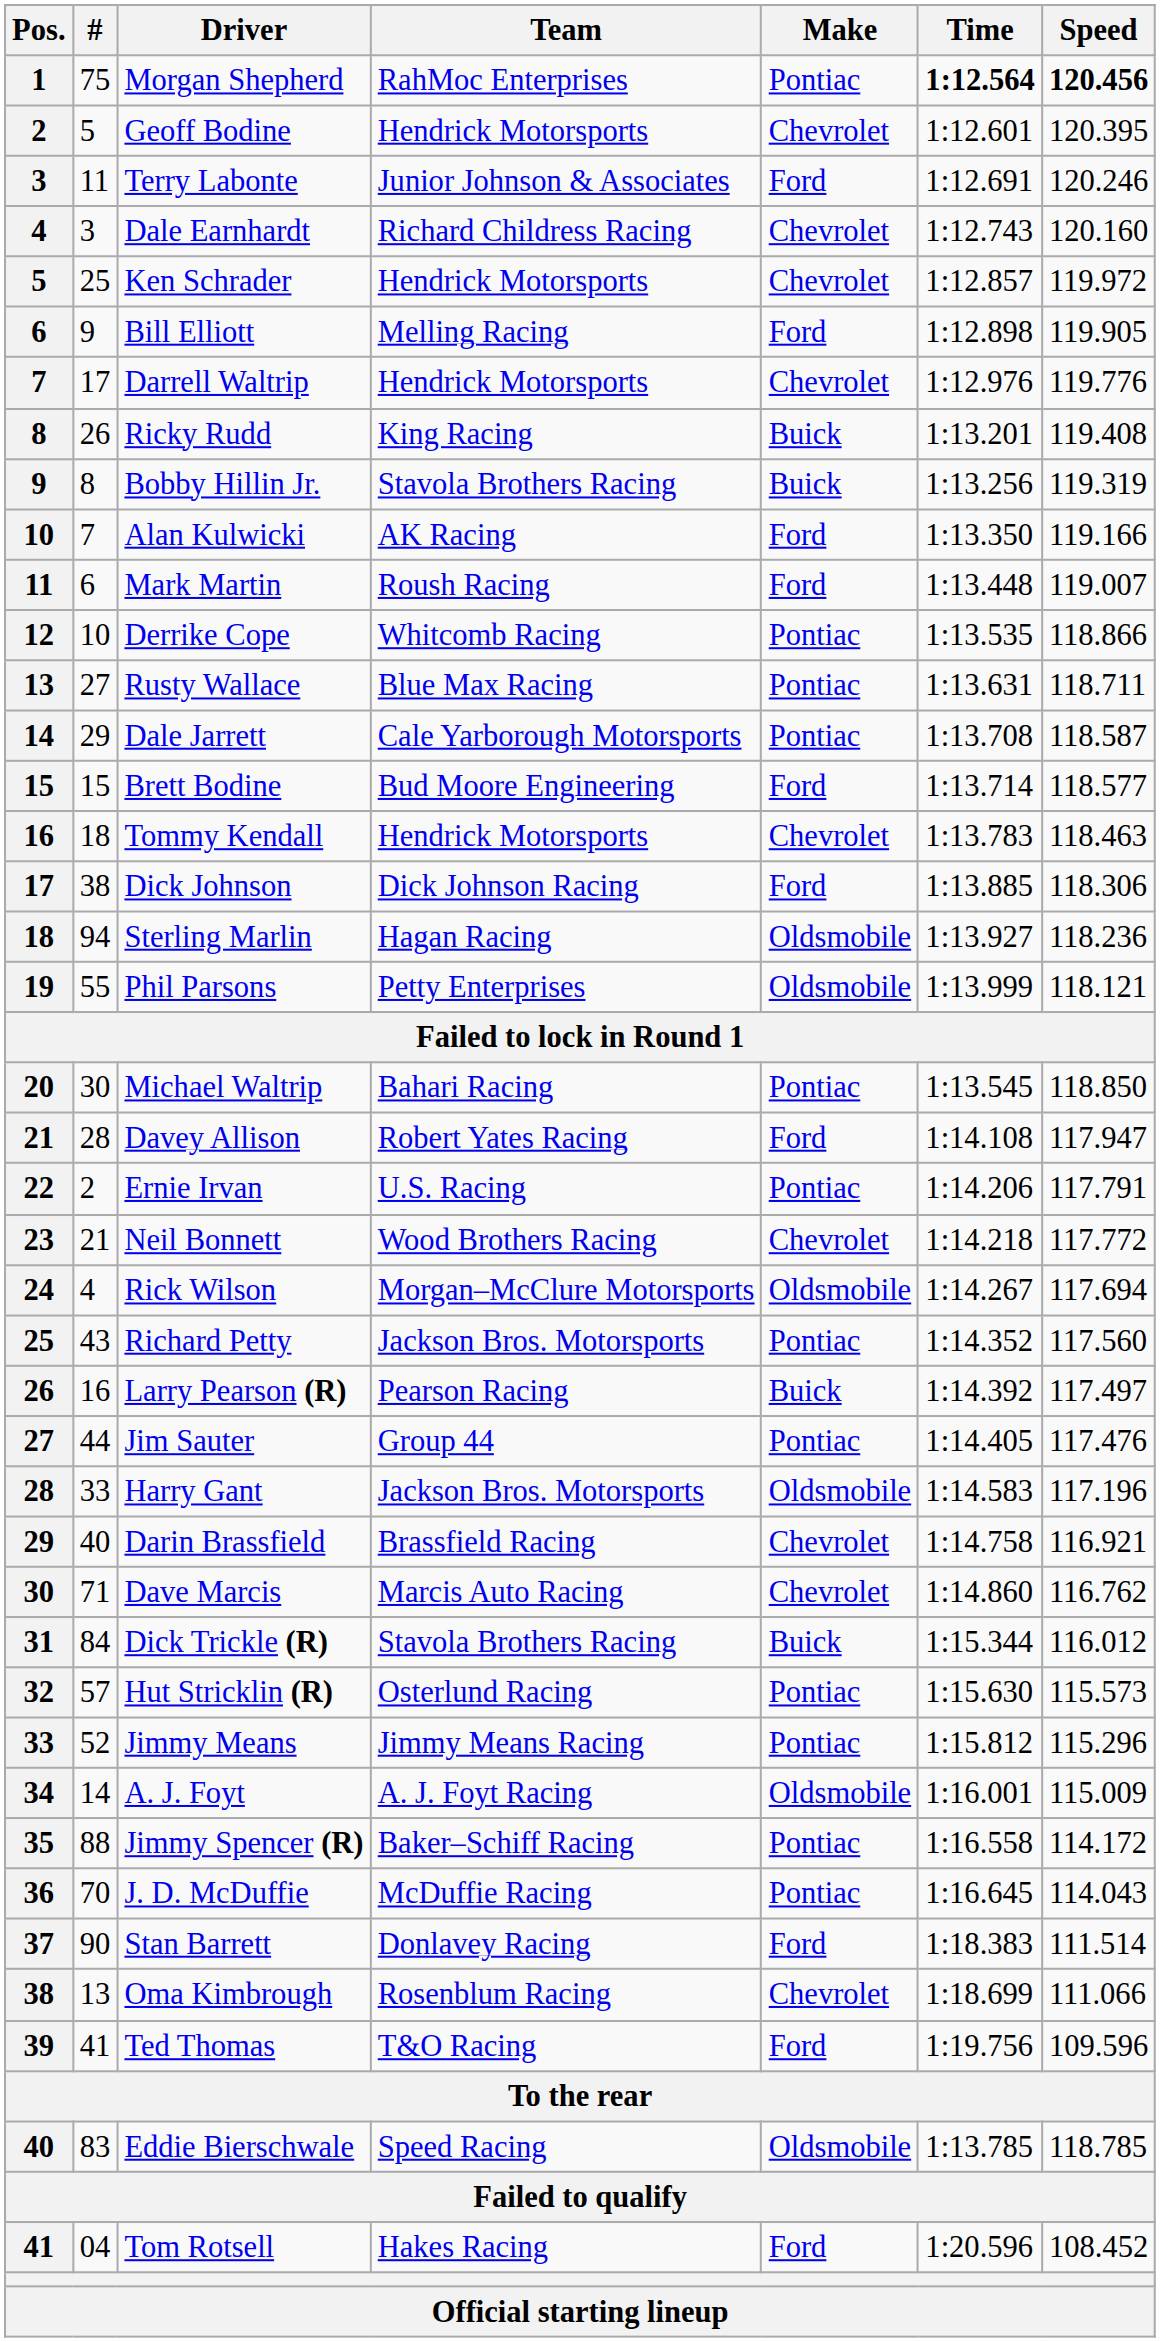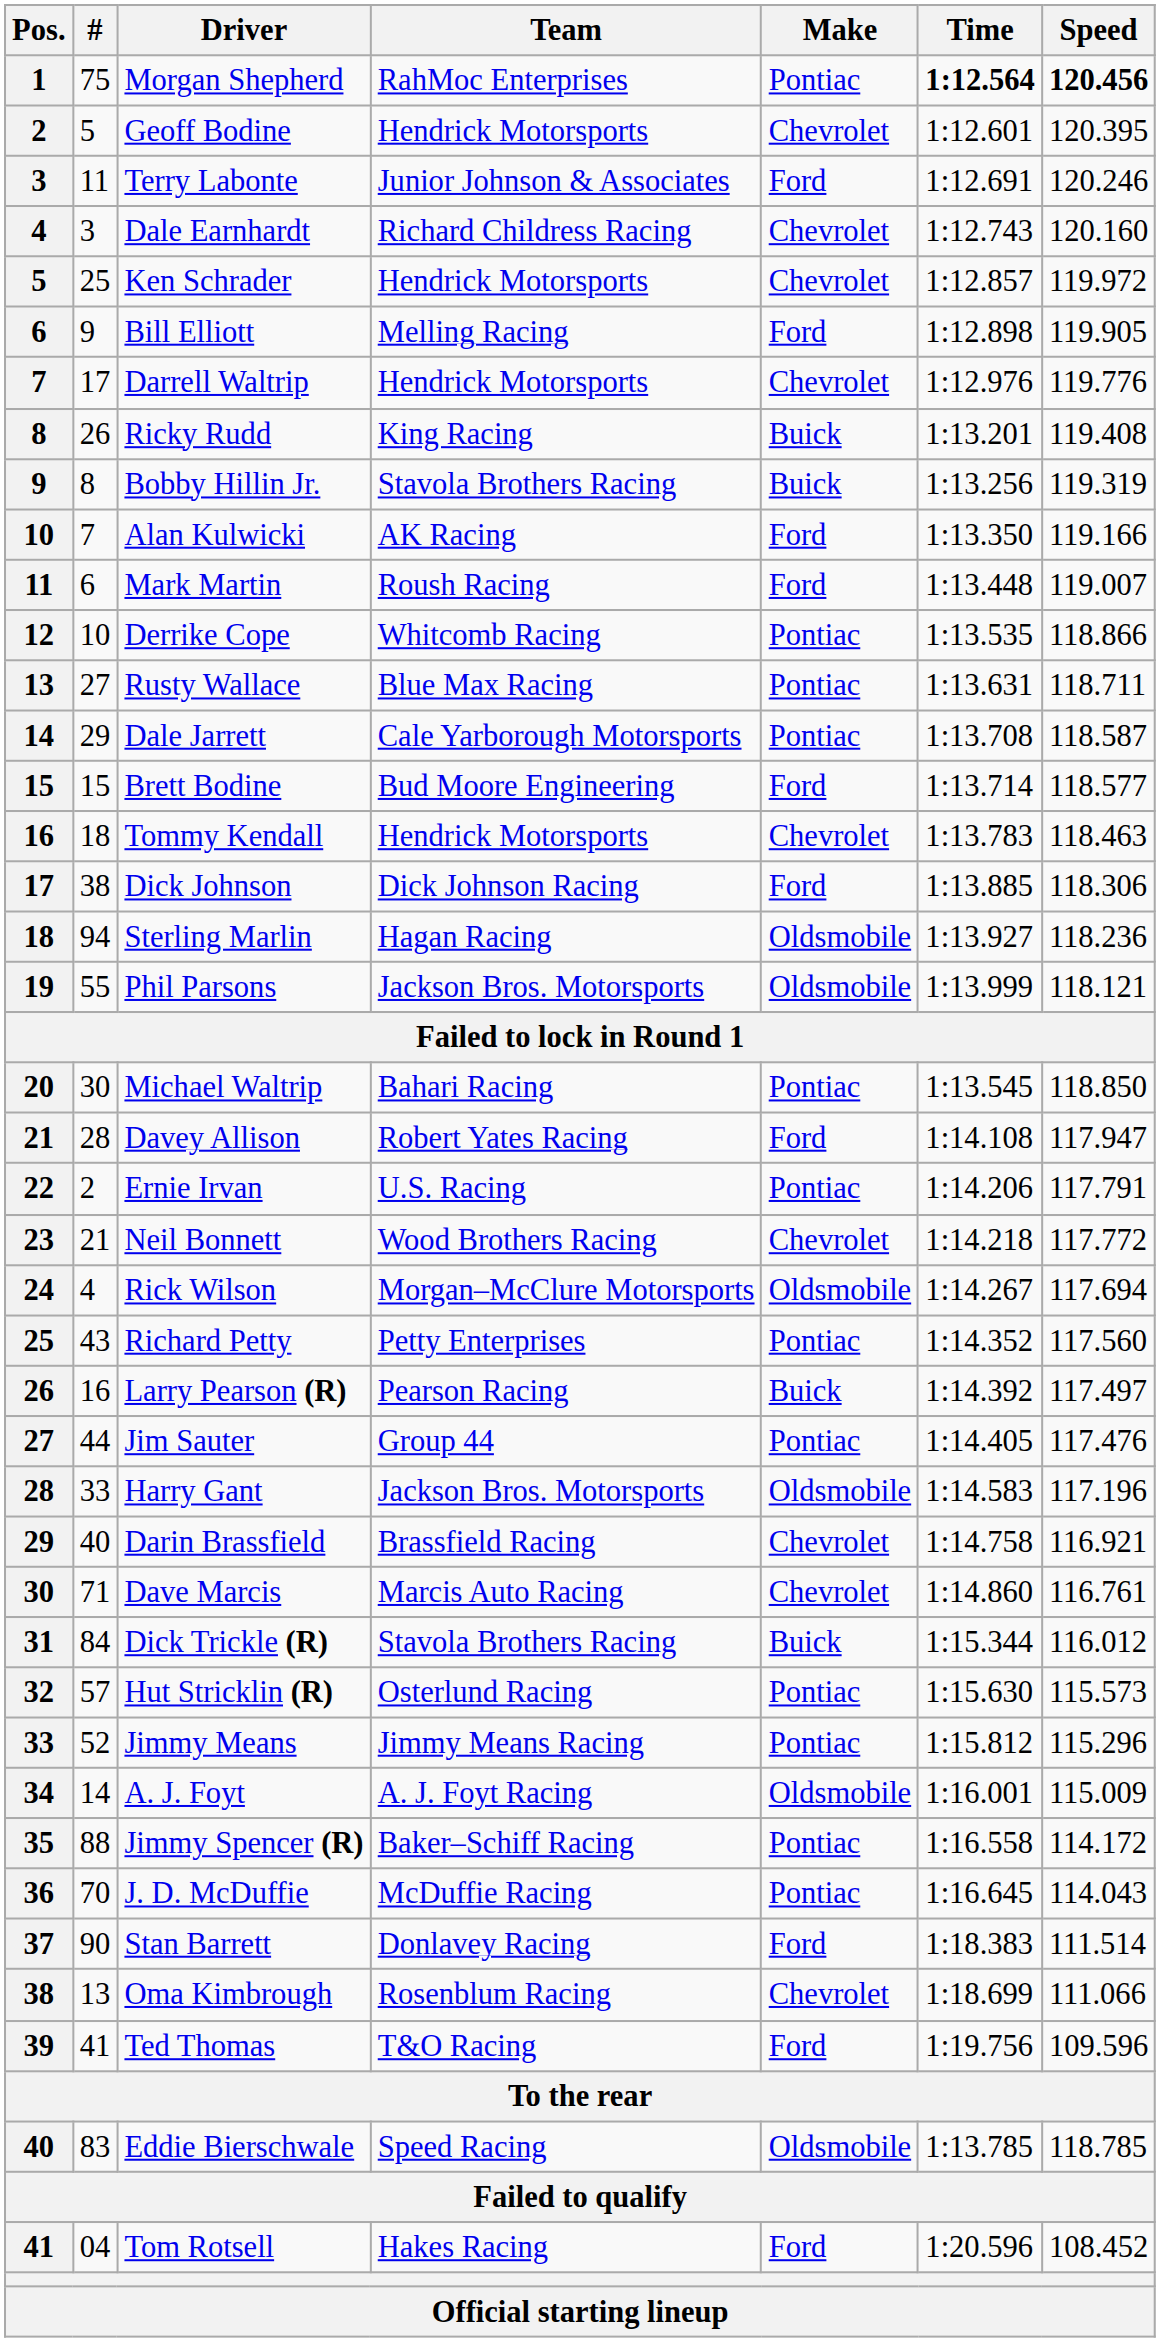(482, 987) Petty Enterprises -> (541, 987) Jackson Bros. Motorsports
(541, 1339) Jackson Bros. Motorsports -> (482, 1339) Petty Enterprises
(1098, 1591) 116.762 -> (1098, 1591) 116.761
